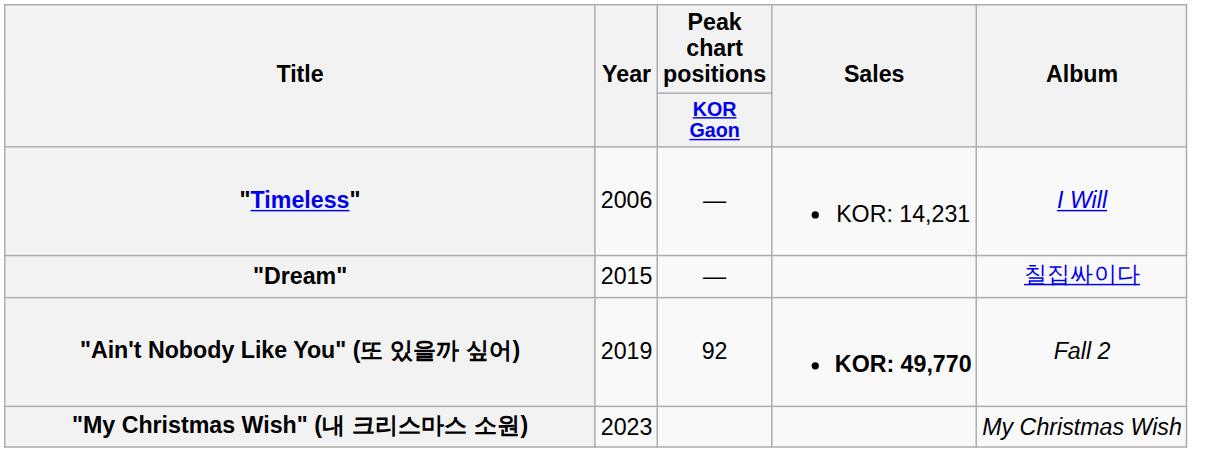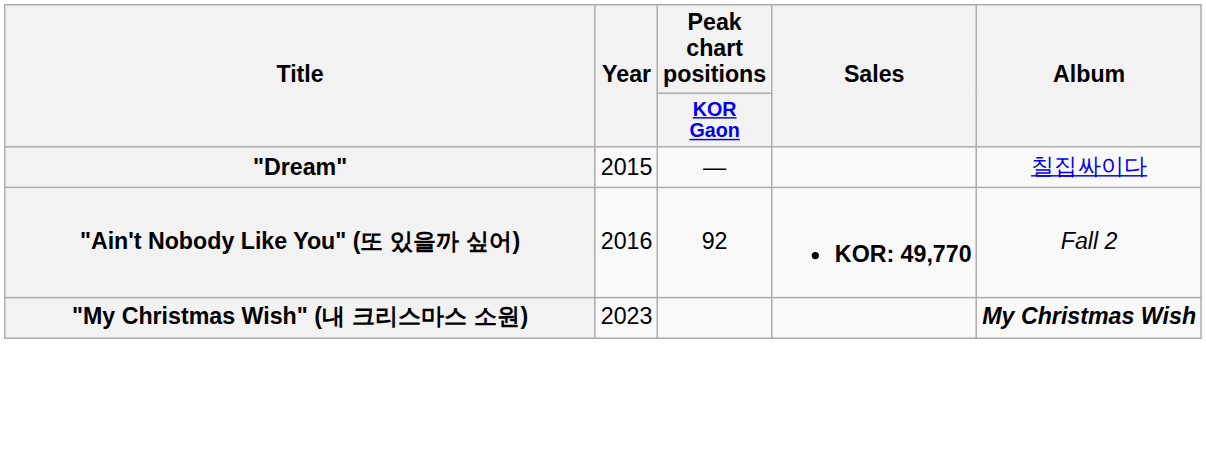- row: (300, 200)
(627, 351) 2019 -> (627, 242) 2016
(1082, 426) normal -> (1089, 317) bold
